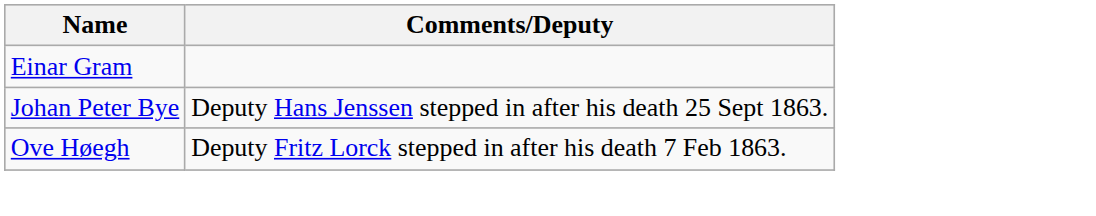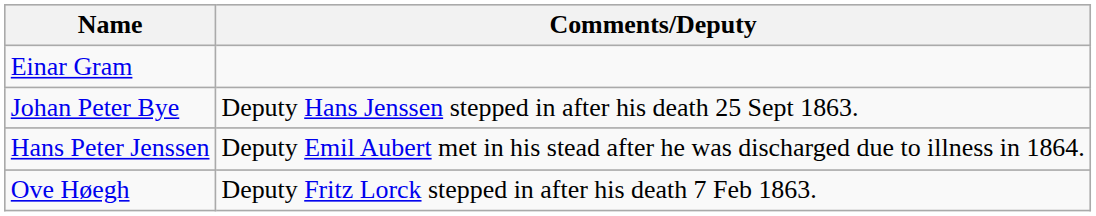+ row: (110, 148)
